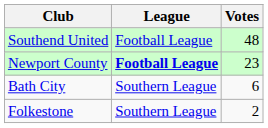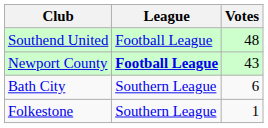(252, 63) 23 -> (252, 63) 43
(255, 110) 2 -> (255, 110) 1
